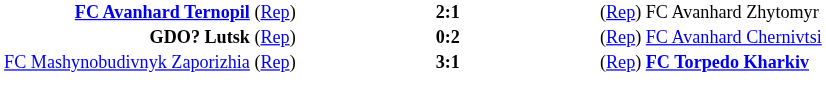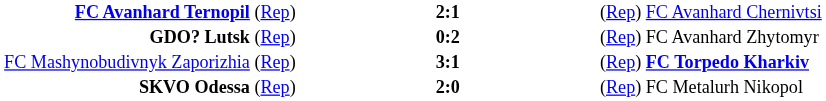(709, 11) (Rep) FC Avanhard Zhytomyr -> (711, 11) (Rep) FC Avanhard Chernivtsi
(711, 37) (Rep) FC Avanhard Chernivtsi -> (709, 37) (Rep) FC Avanhard Zhytomyr
+ row: (217, 87)
